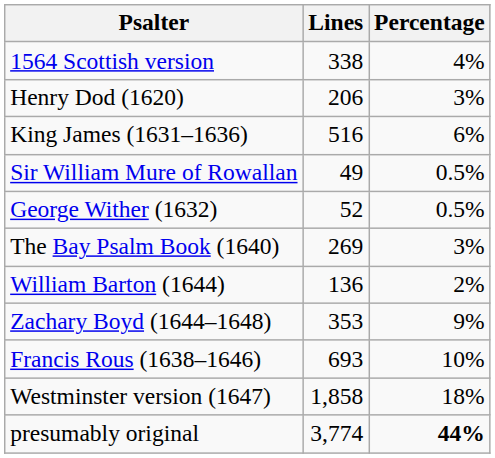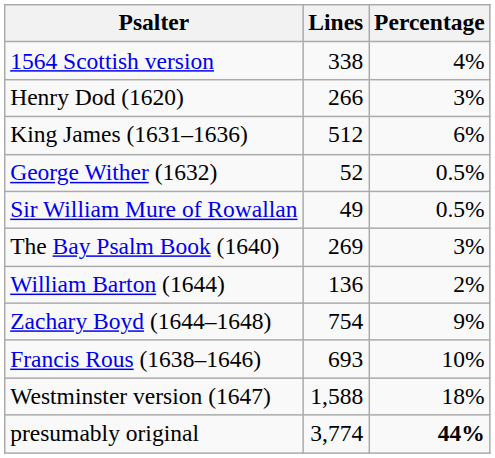(346, 97) 206 -> (346, 97) 266
(346, 135) 516 -> (346, 135) 512
rows swapped: (114, 209) <-> (154, 172)
(346, 321) 353 -> (346, 321) 754
(337, 396) 1,858 -> (337, 396) 1,588
